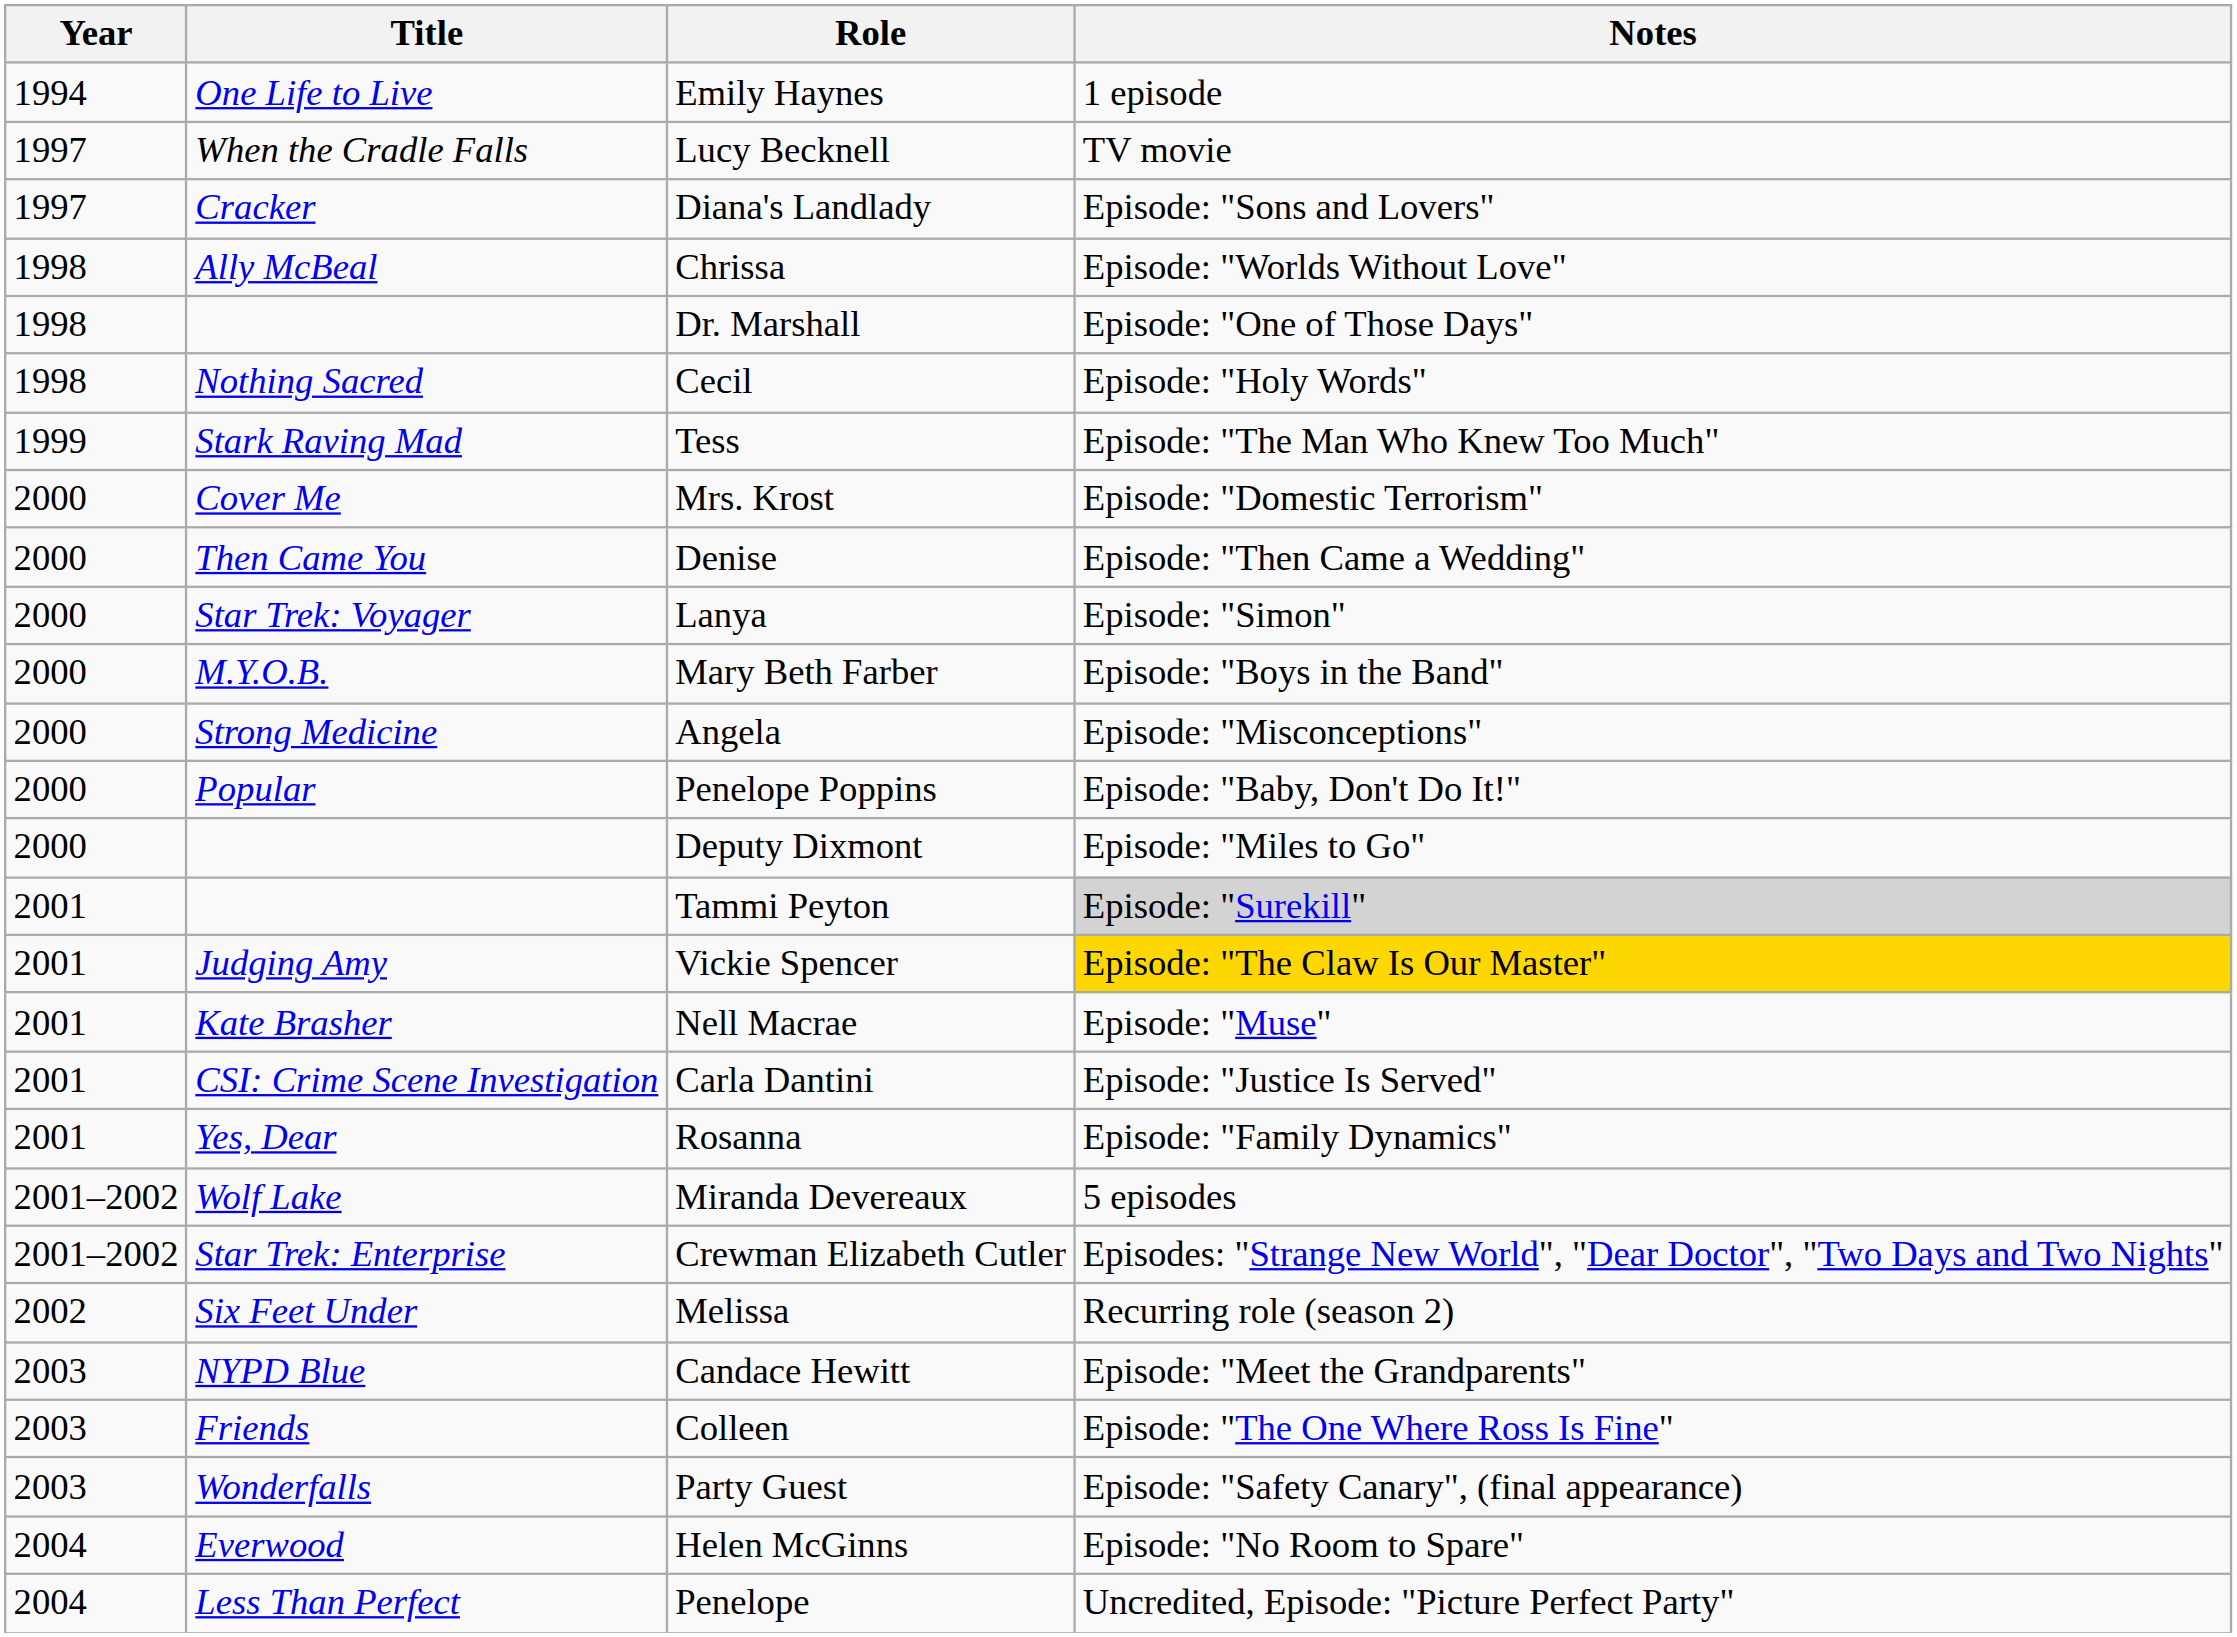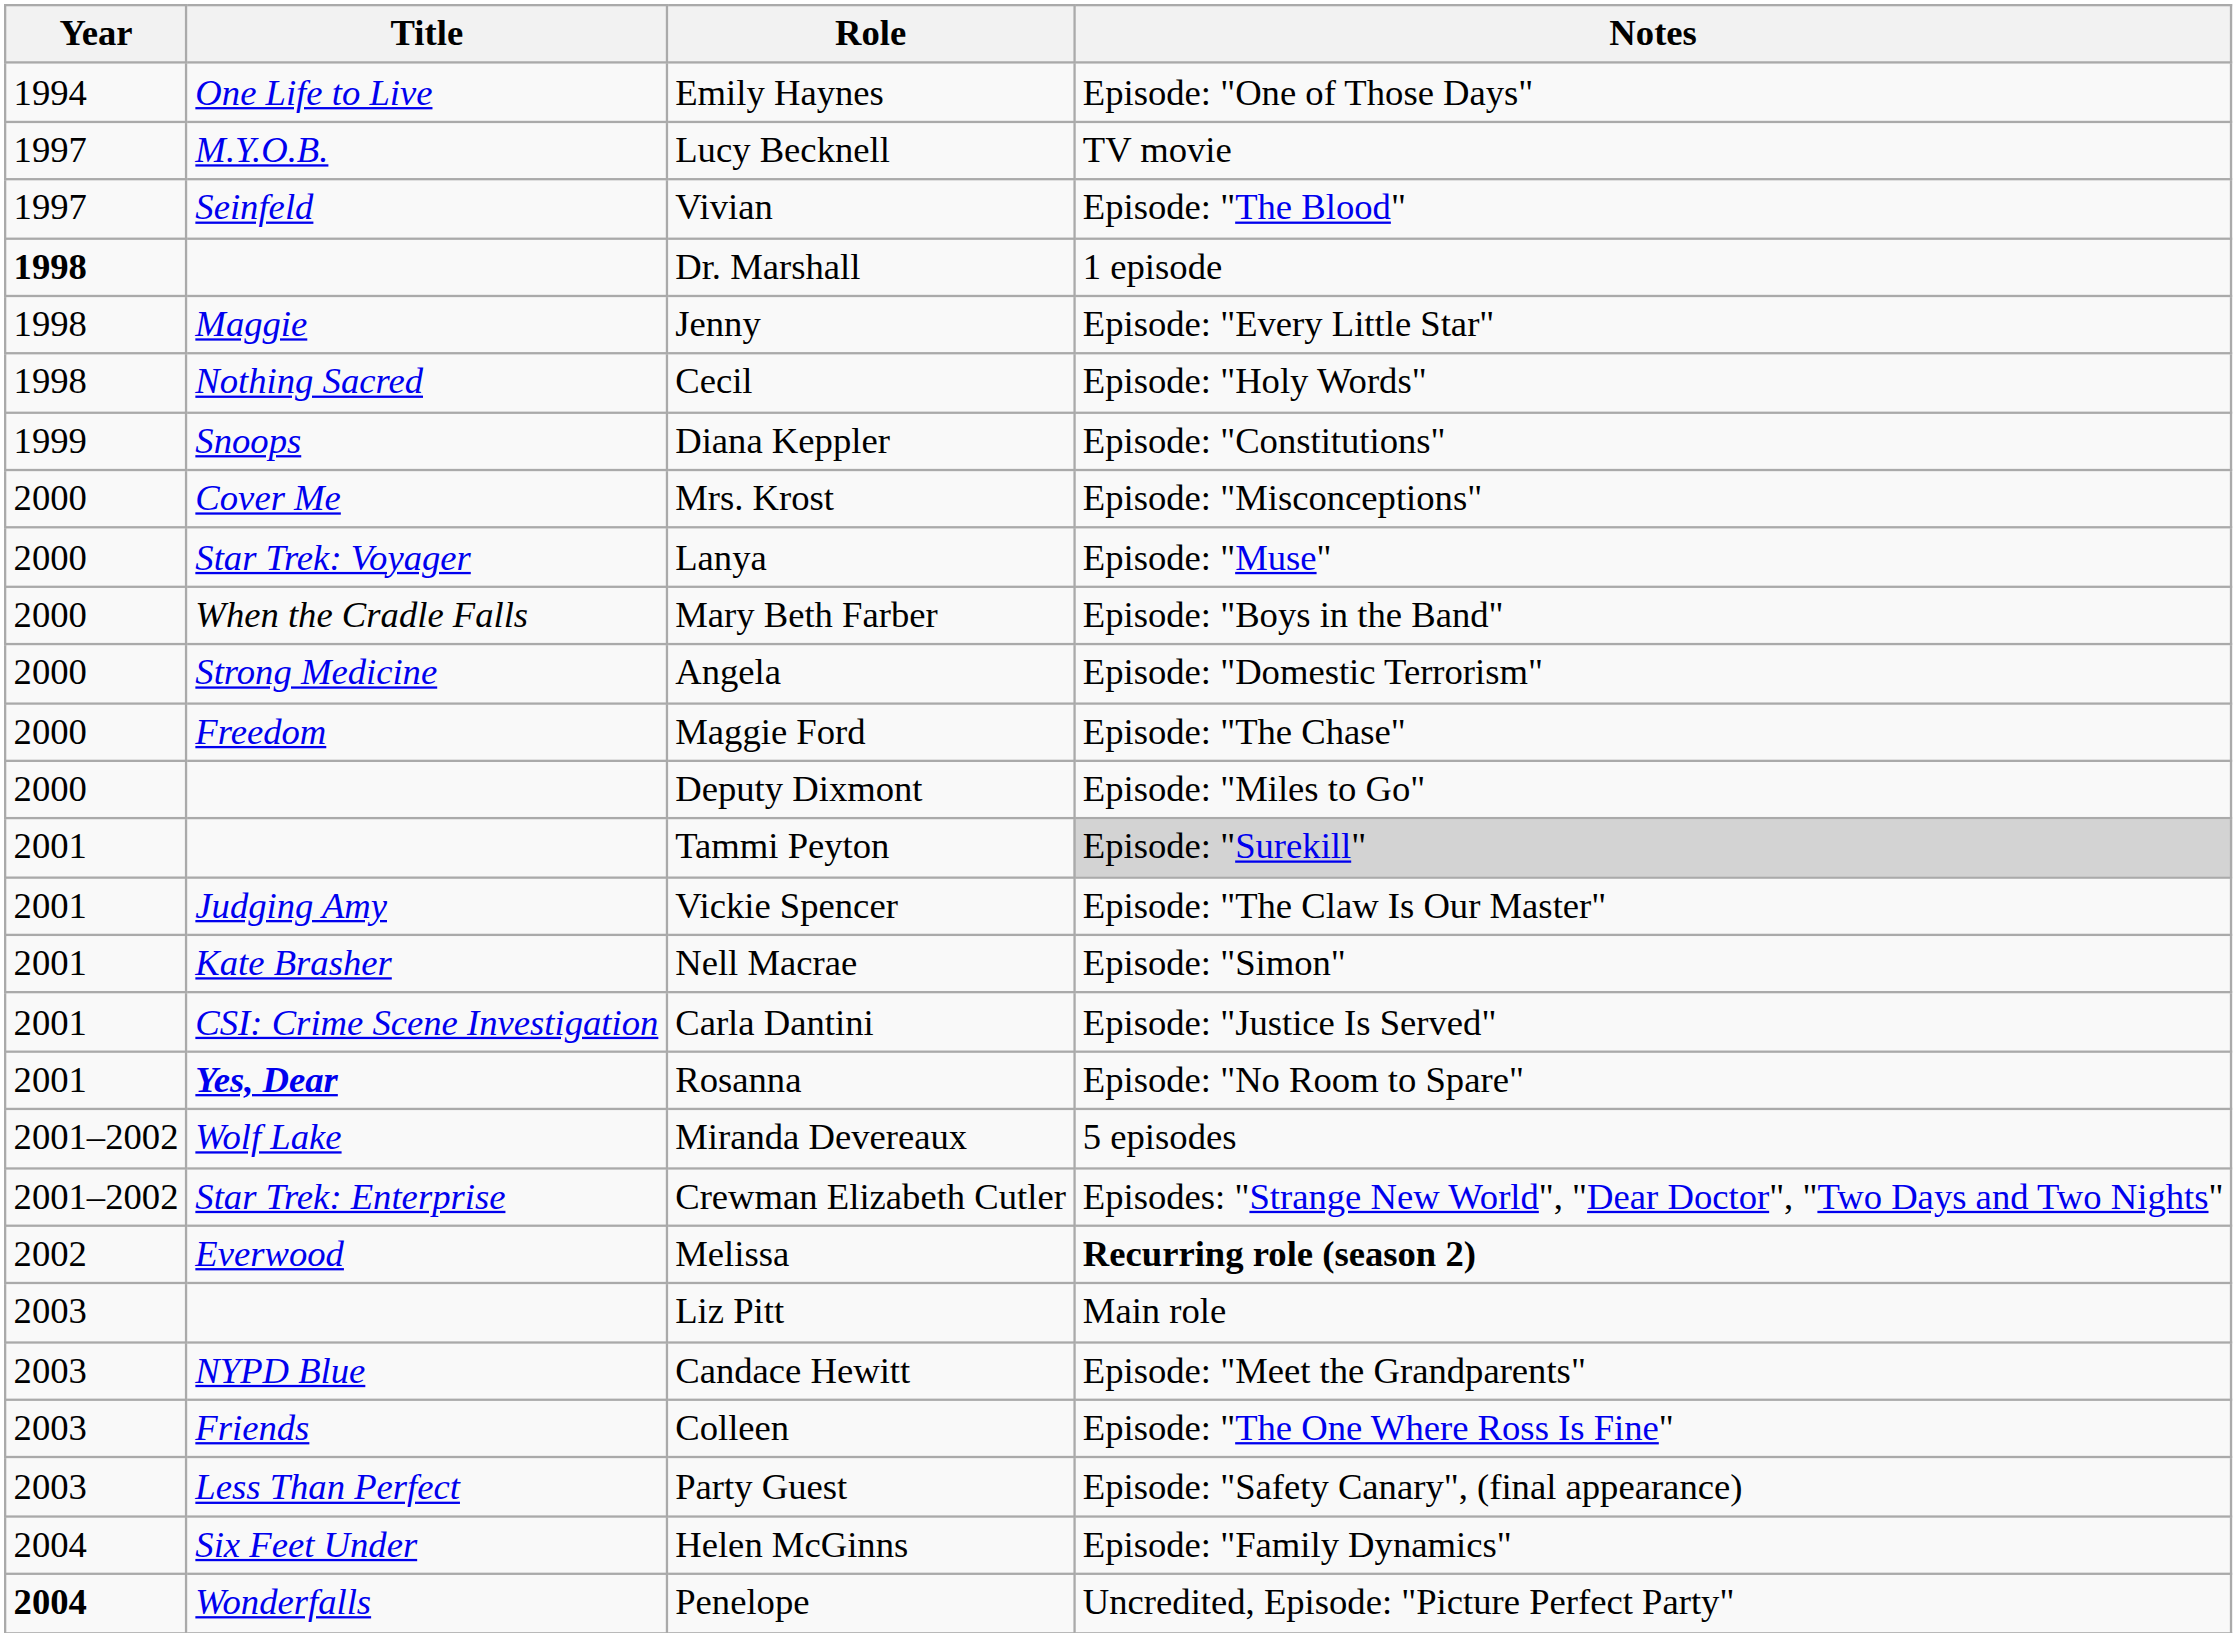(1153, 91) 1 episode -> (1308, 91) Episode: "One of Those Days"
(362, 149) When the Cradle Falls -> (262, 149) M.Y.O.B.
+ row: (724, 207)
- row: (803, 207)
- row: (730, 265)
(50, 324) normal -> (50, 265) bold
(1308, 324) Episode: "One of Those Days" -> (1153, 265) 1 episode
+ row: (718, 324)
- row: (708, 440)
+ row: (783, 440)
(1313, 498) Episode: "Domestic Terrorism" -> (1282, 498) Episode: "Misconceptions"
- row: (726, 556)
(1214, 614) Episode: "Simon" -> (1207, 556) Episode: "Muse"
(262, 672) M.Y.O.B. -> (362, 614) When the Cradle Falls
(1282, 730) Episode: "Misconceptions" -> (1313, 672) Episode: "Domestic Terrorism"
- row: (806, 788)
+ row: (770, 730)
(1345, 963) gold background -> (1345, 905) no background
(1207, 1021) Episode: "Muse" -> (1214, 963) Episode: "Simon"
(266, 1137) normal -> (267, 1079) bold
(1297, 1137) Episode: "Family Dynamics" -> (1303, 1079) Episode: "No Room to Spare"
(306, 1311) Six Feet Under -> (270, 1253) Everwood
(1268, 1311) normal -> (1279, 1253) bold
+ row: (730, 1311)
(283, 1486) Wonderfalls -> (328, 1486) Less Than Perfect
(270, 1544) Everwood -> (306, 1544) Six Feet Under
(1303, 1544) Episode: "No Room to Spare" -> (1297, 1544) Episode: "Family Dynamics"
(50, 1602) normal -> (50, 1602) bold
(328, 1602) Less Than Perfect -> (283, 1602) Wonderfalls
